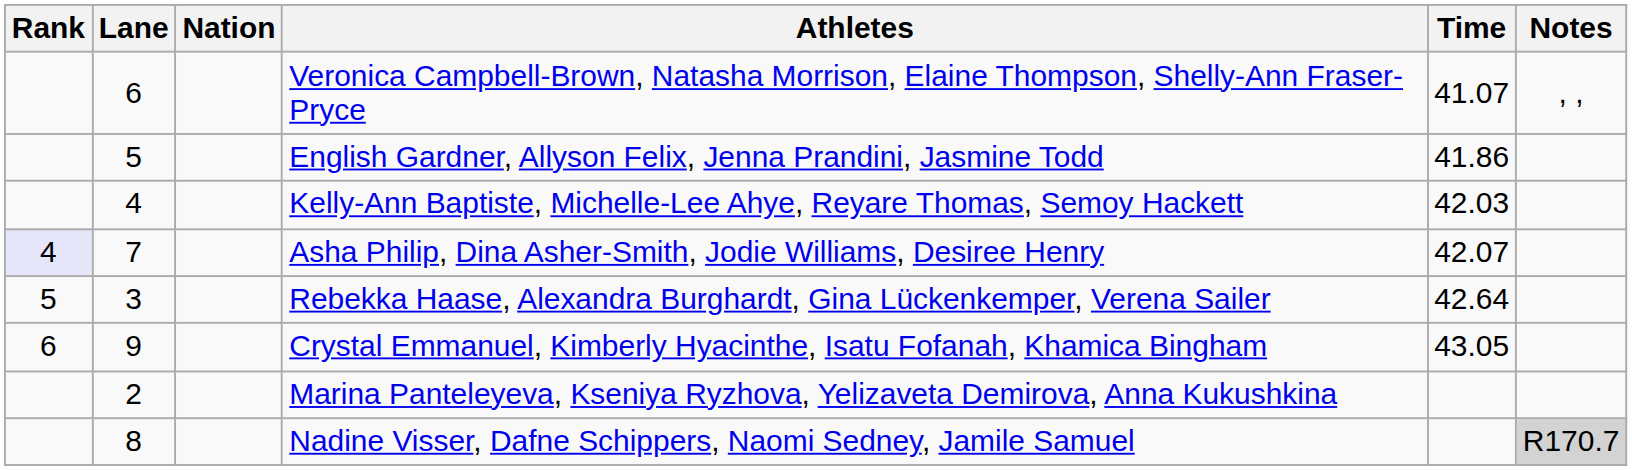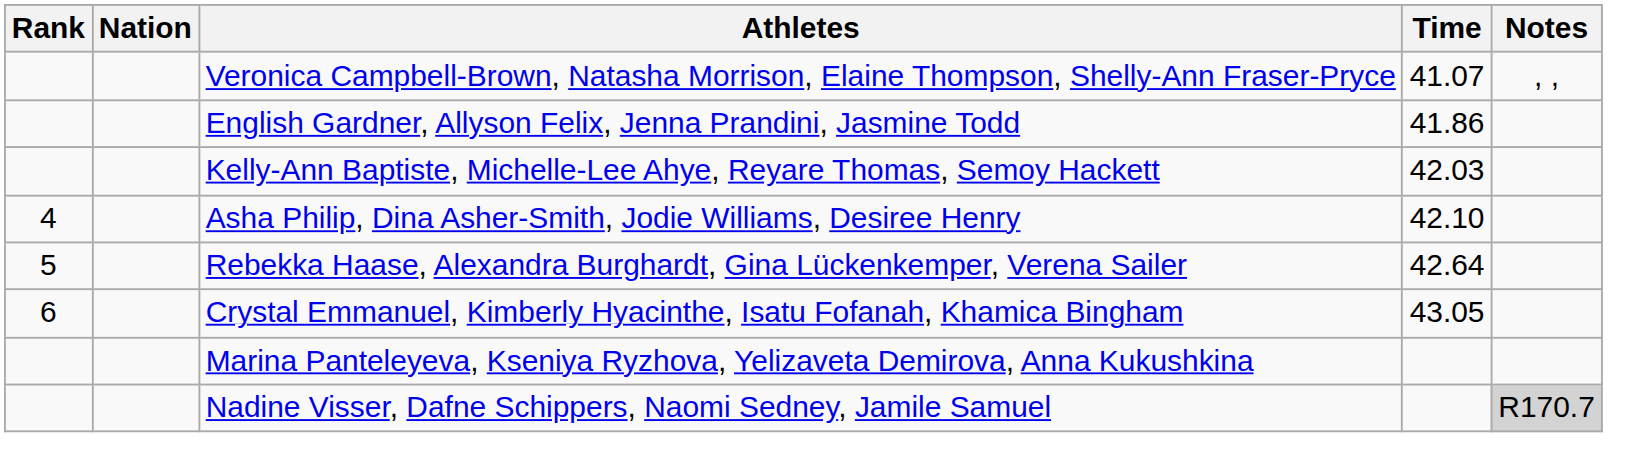- column: (134, 28)
(48, 251) lavender background -> (48, 218) no background
(1472, 251) 42.07 -> (1447, 218) 42.10
